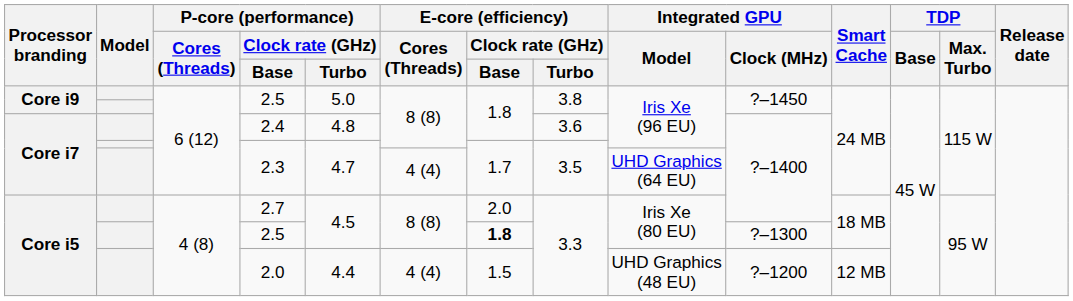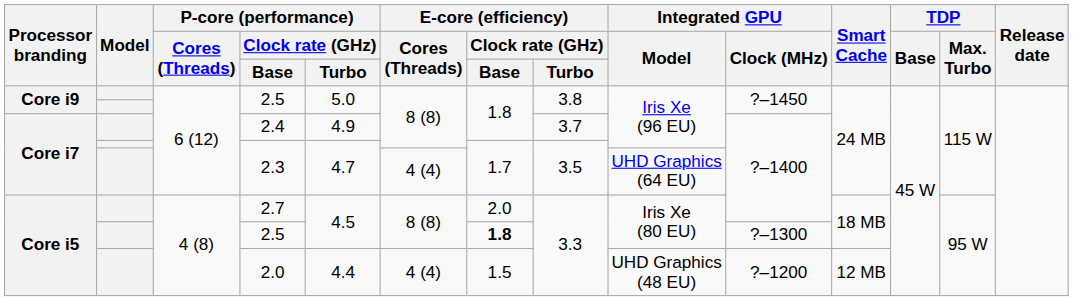(343, 126) 4.8 -> (343, 126) 4.9
(570, 126) 3.6 -> (570, 126) 3.7
